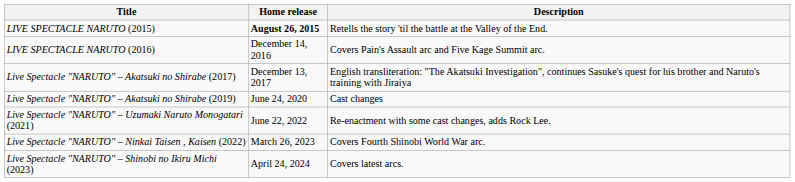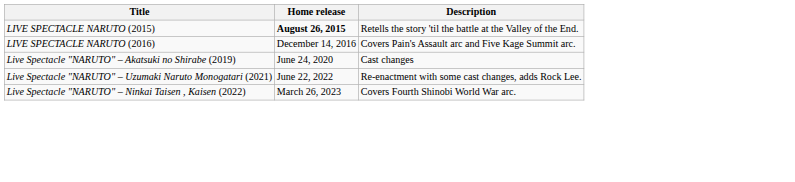- row: (121, 77)
- row: (112, 164)
